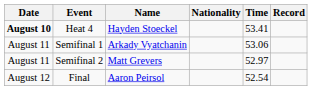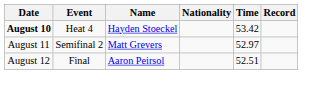(257, 28) 53.41 -> (247, 28) 53.42
- row: (79, 45)
(257, 77) 52.54 -> (247, 61) 52.51
